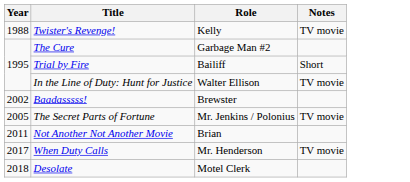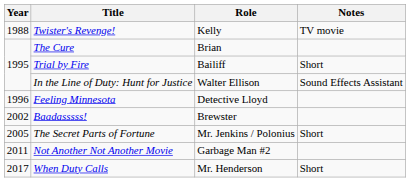(234, 47) Garbage Man #2 -> (209, 47) Brian
(322, 82) TV movie -> (351, 82) Sound Effects Assistant
+ row: (75, 99)
(322, 116) TV movie -> (311, 133) Short
(209, 133) Brian -> (234, 151) Garbage Man #2
(322, 151) TV movie -> (311, 168) Short
- row: (53, 168)
